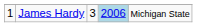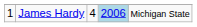(93, 13) 3 -> (93, 13) 4
